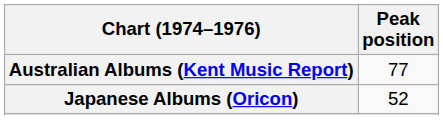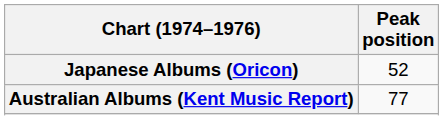rows swapped: (181, 69) <-> (181, 98)
